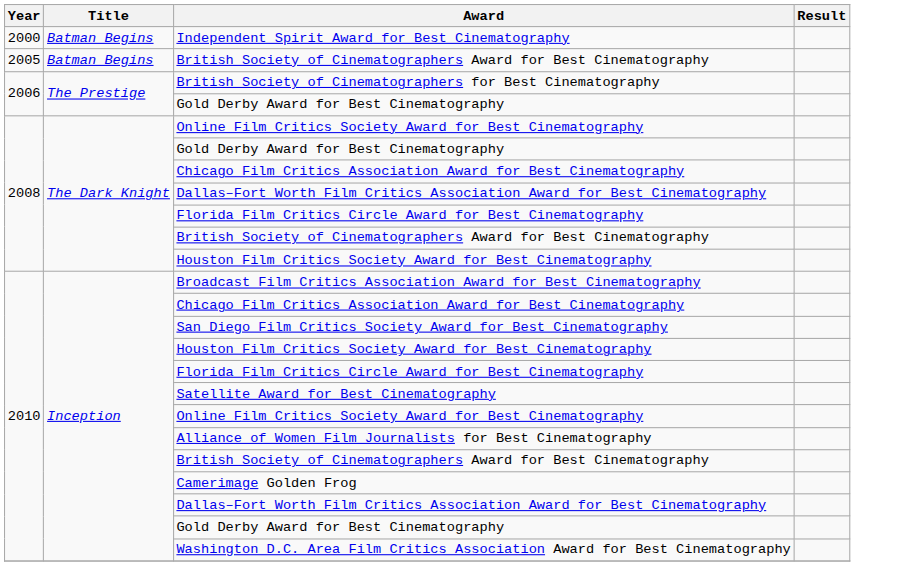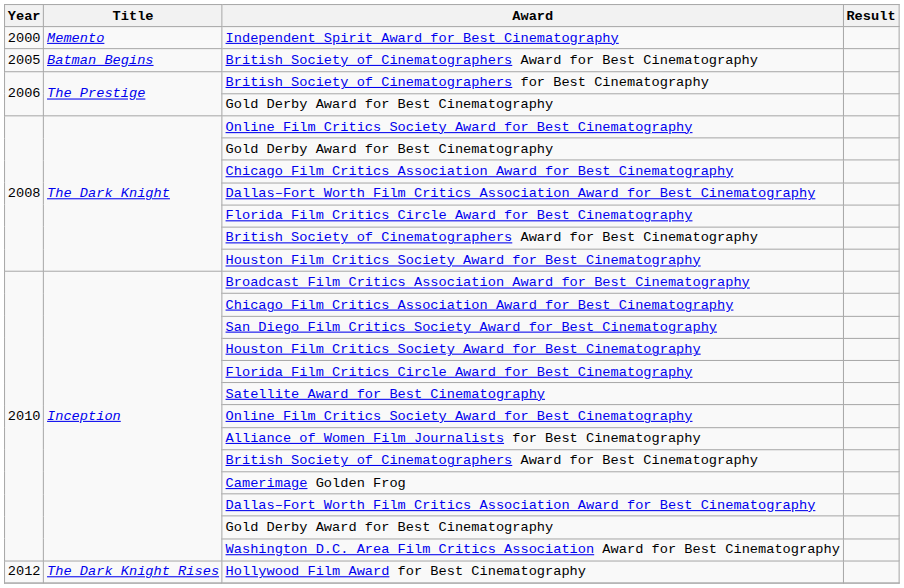(100, 38) Batman Begins -> (76, 38) Memento
+ row: (24, 572)
